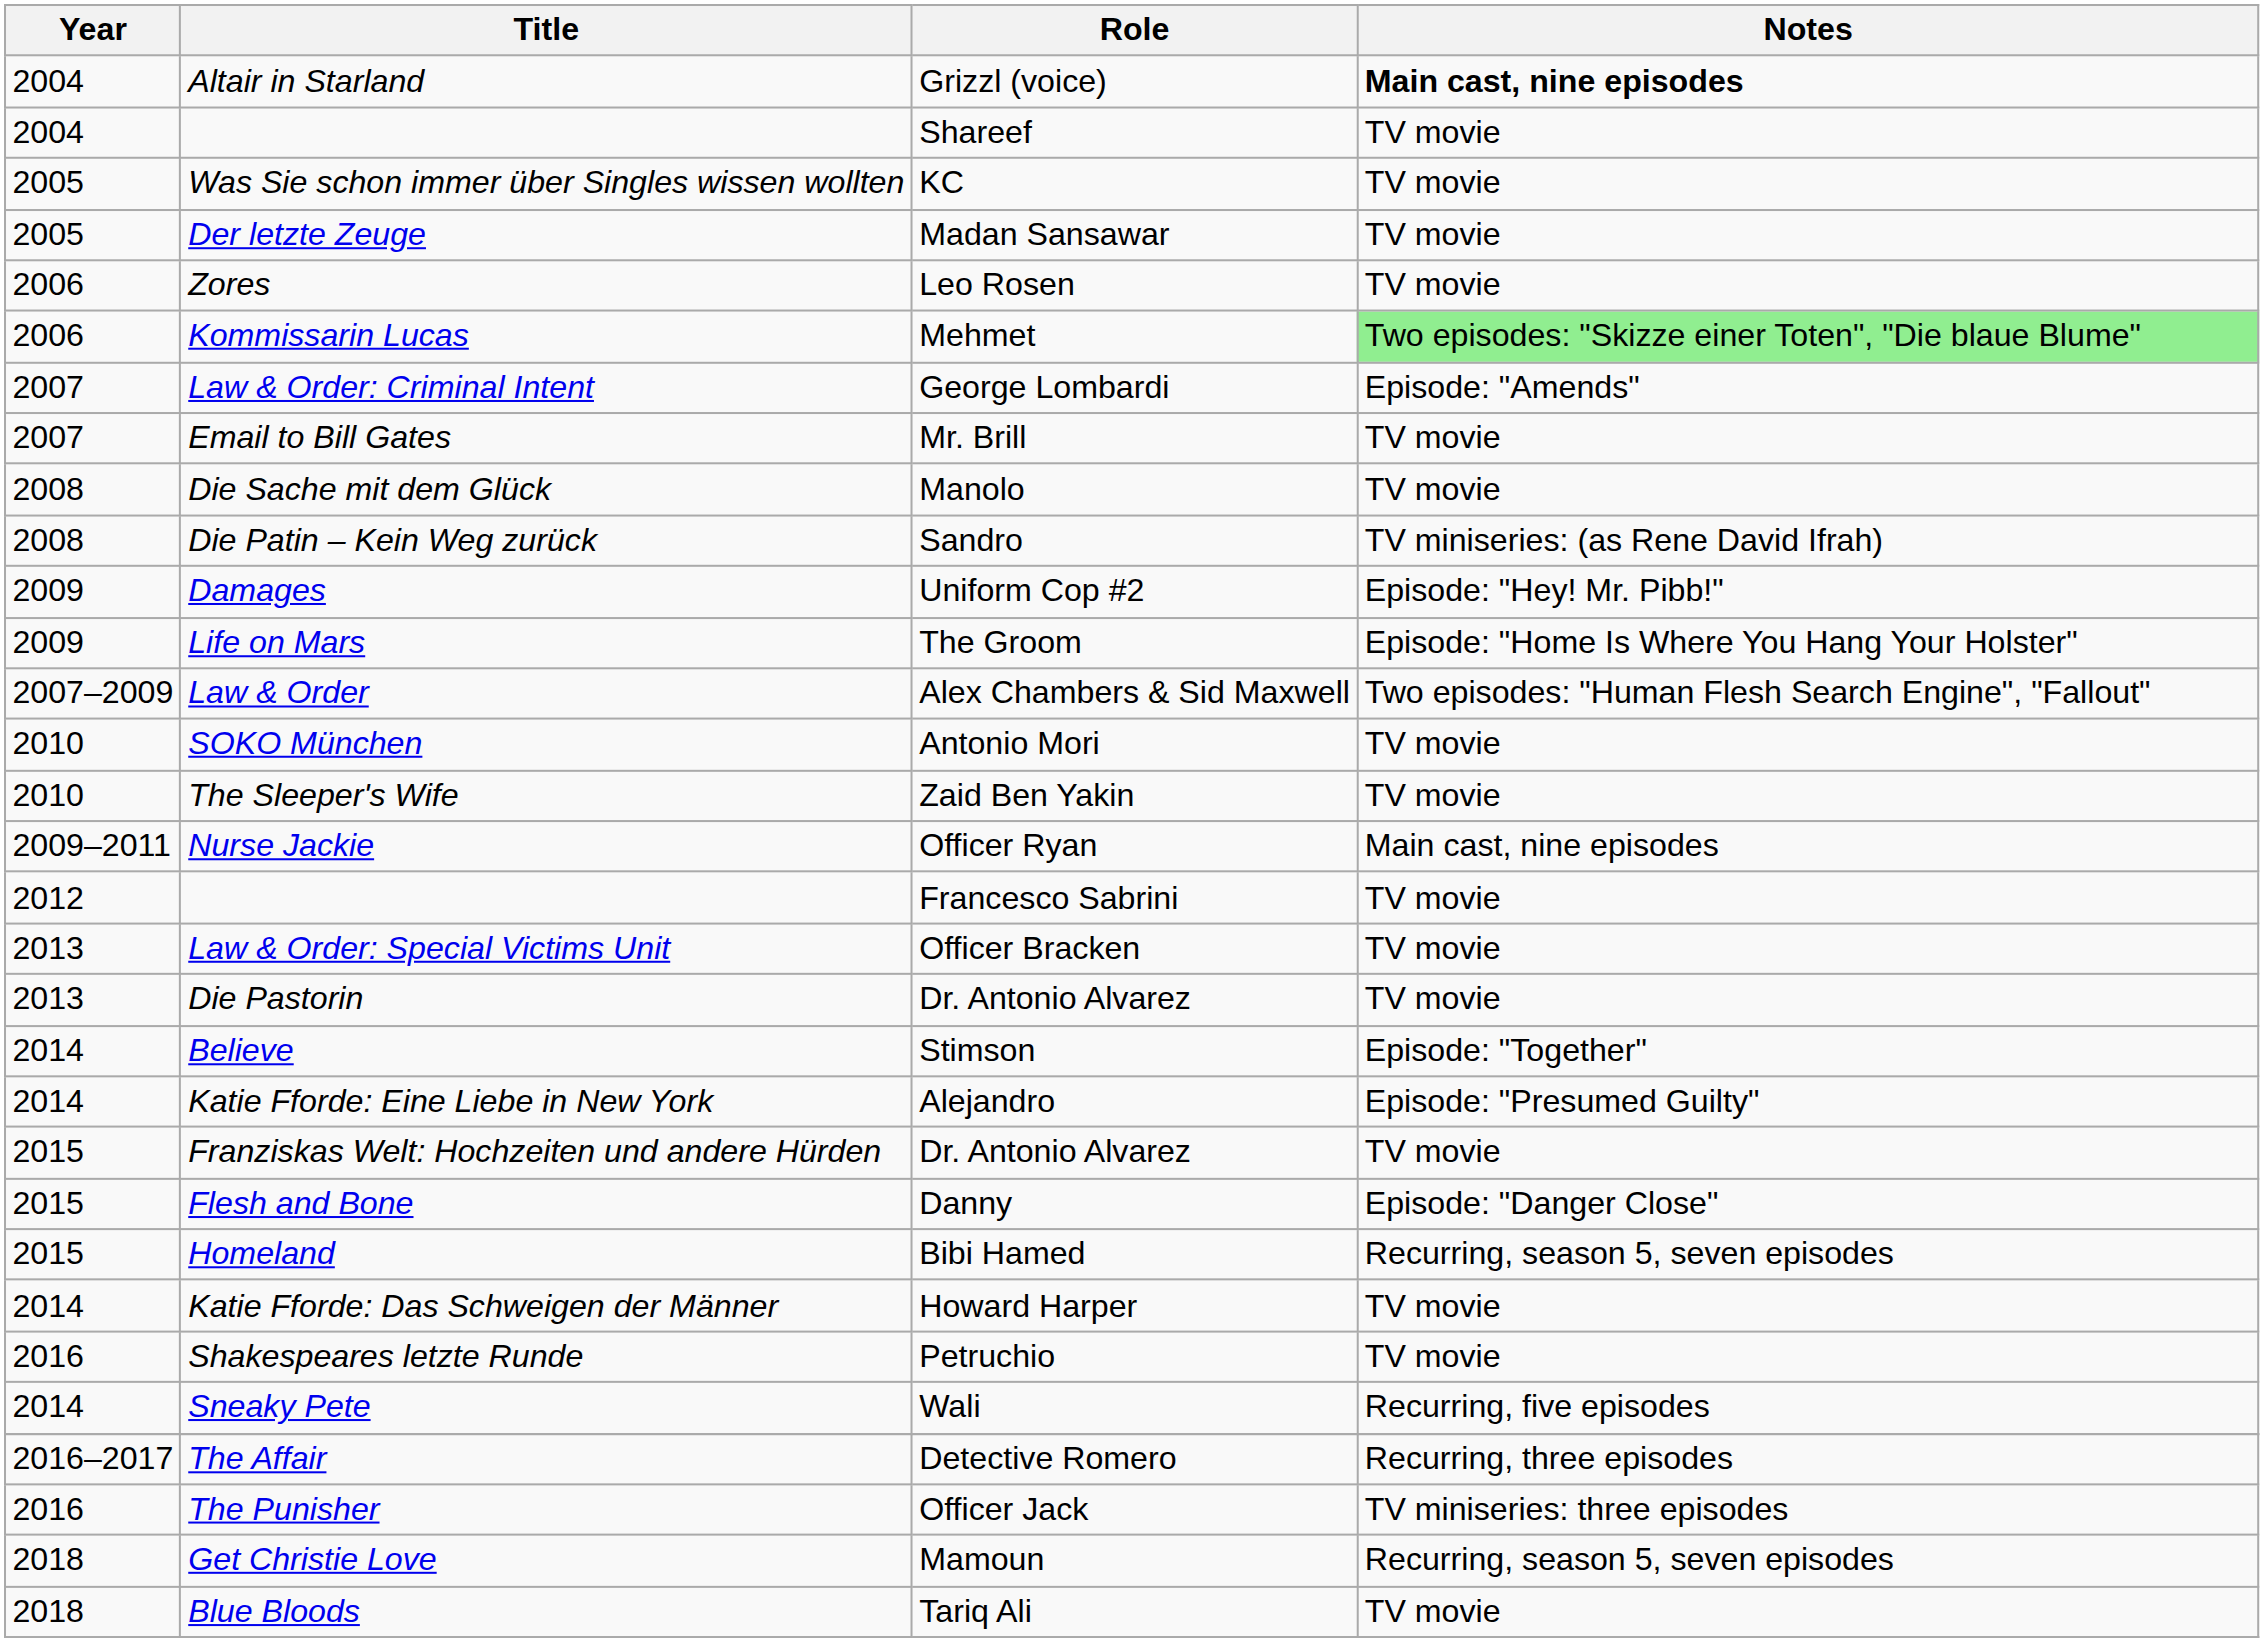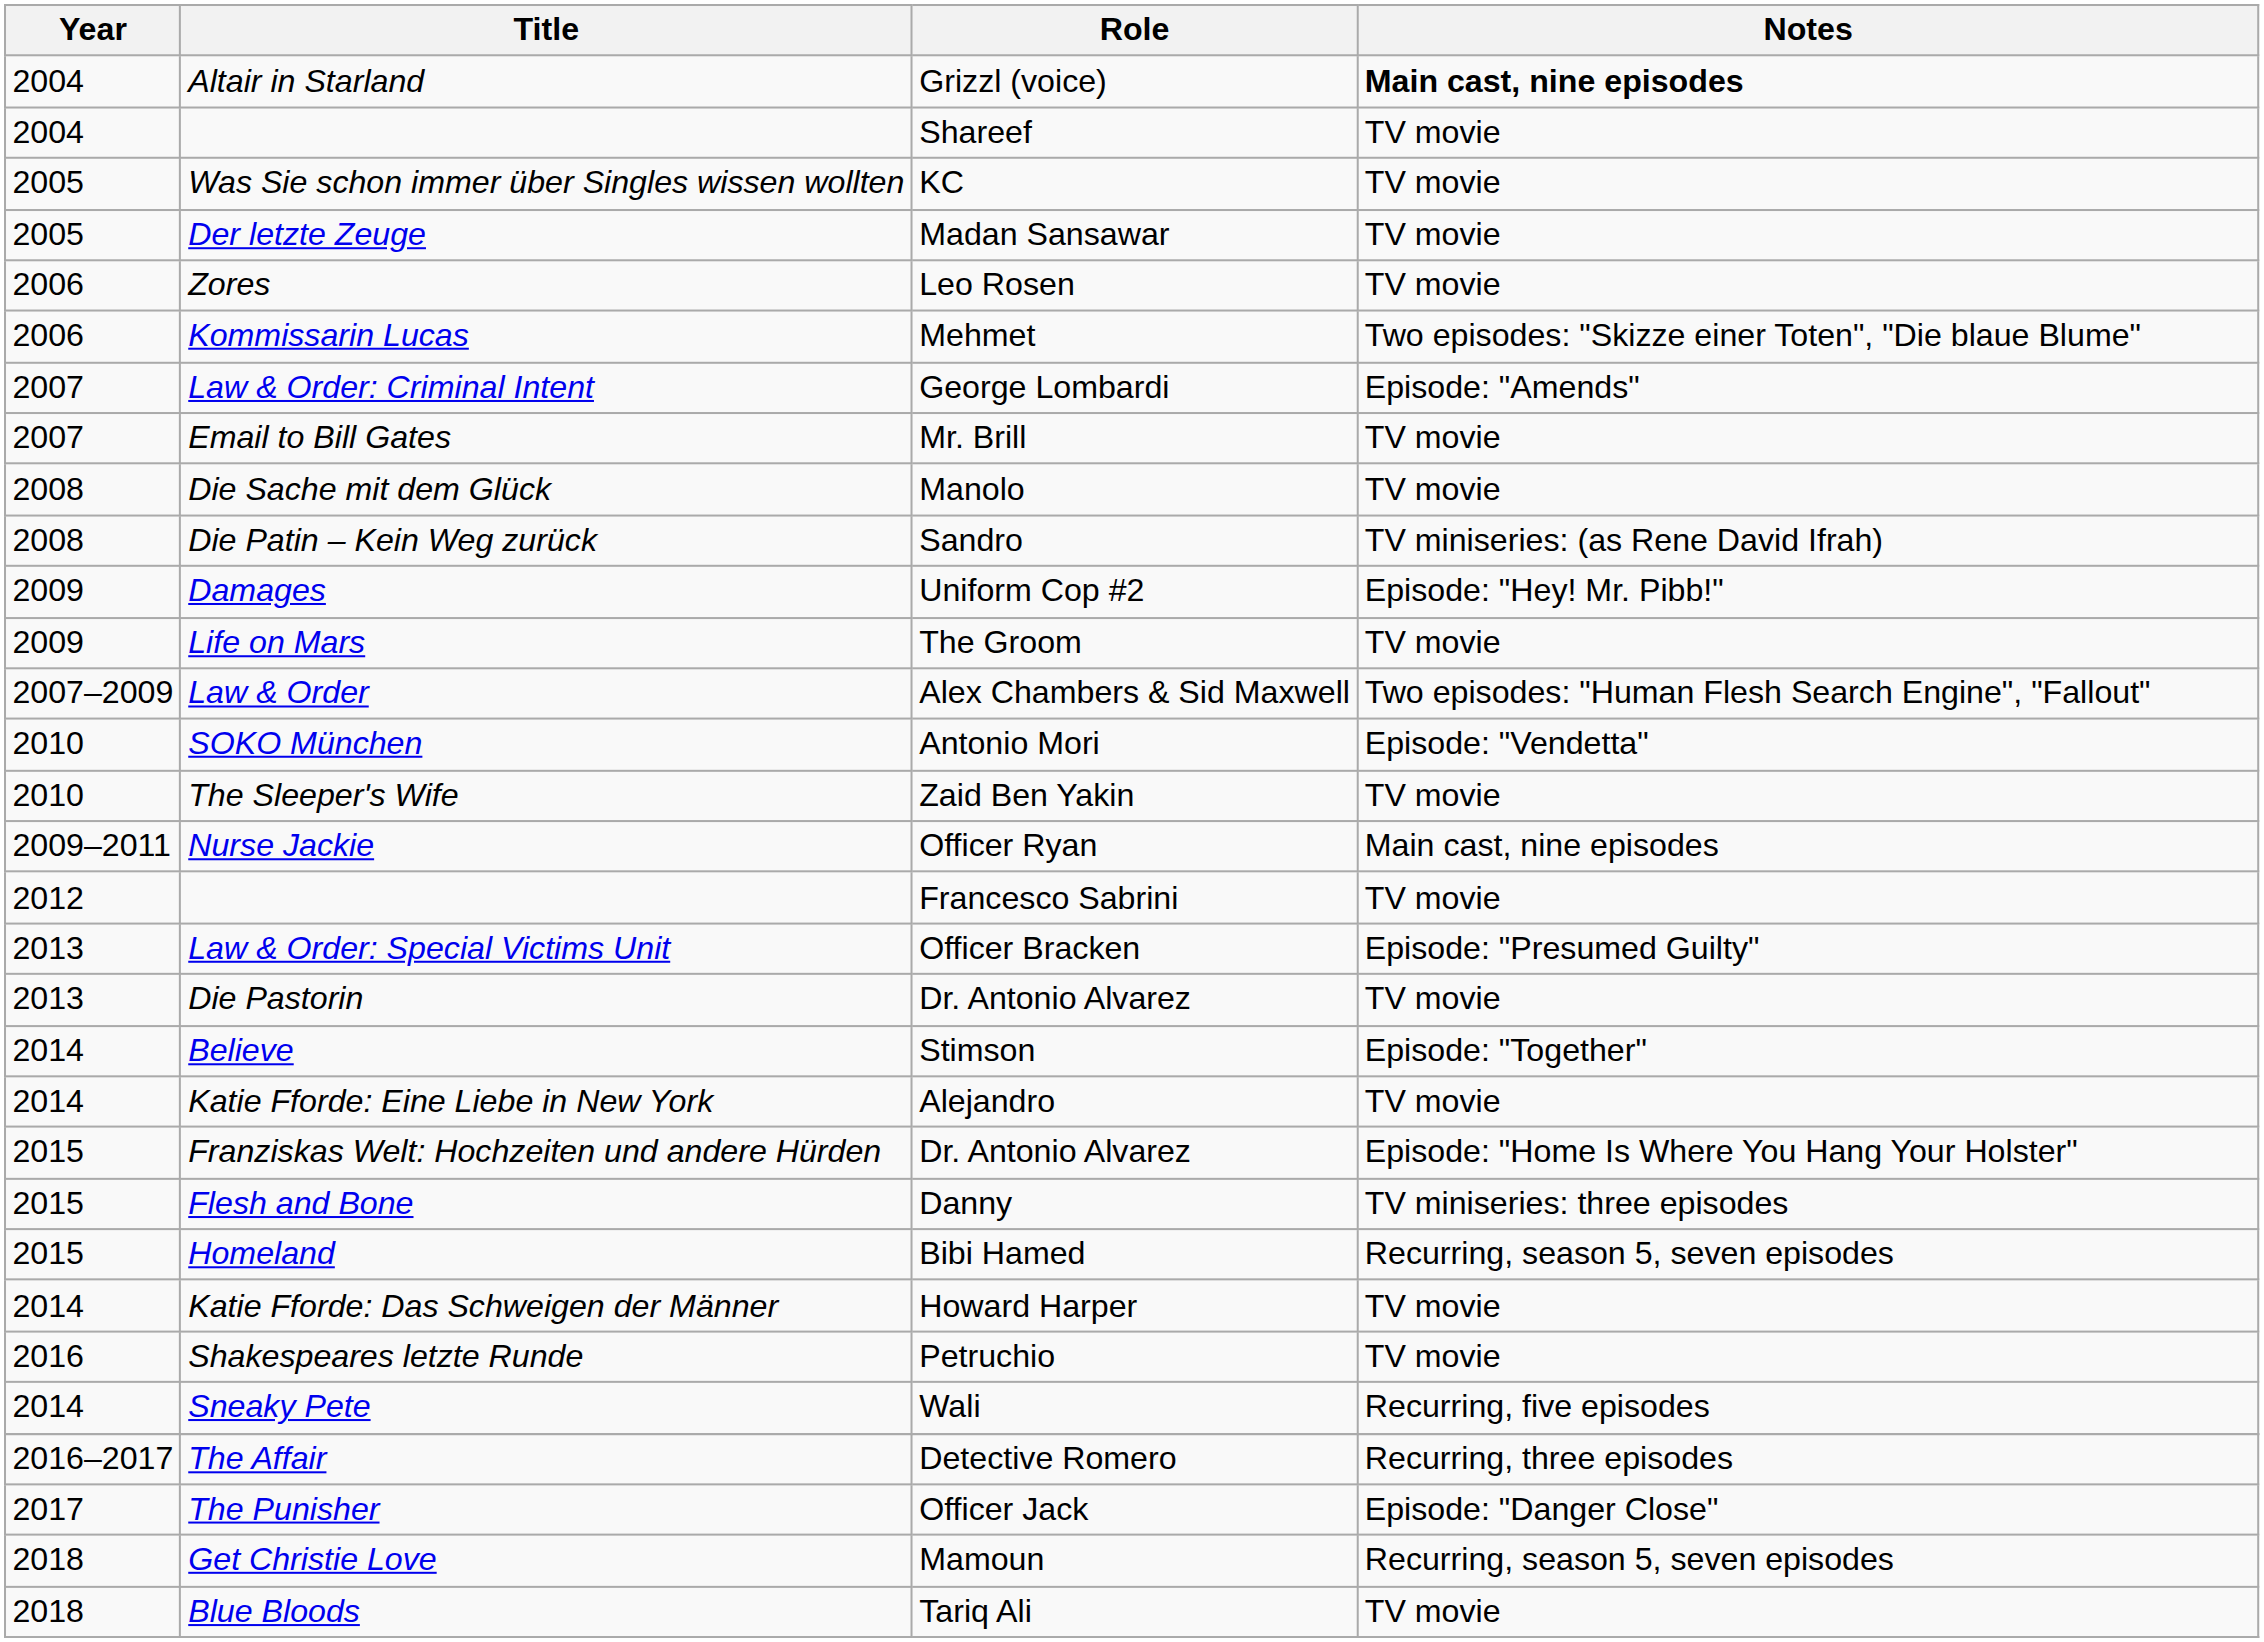(1753, 336) lightgreen background -> (1753, 336) no background
(1721, 642) Episode: "Home Is Where You Hang Your Holster" -> (1433, 642) TV movie
(1433, 744) TV movie -> (1507, 744) Episode: "Vendetta"
(1433, 948) TV movie -> (1562, 948) Episode: "Presumed Guilty"
(1562, 1101) Episode: "Presumed Guilty" -> (1433, 1101) TV movie
(1433, 1152) TV movie -> (1721, 1152) Episode: "Home Is Where You Hang Your Holster"
(1542, 1203) Episode: "Danger Close" -> (1577, 1203) TV miniseries: three episodes
(48, 1509) 2016 -> (48, 1509) 2017
(1577, 1509) TV miniseries: three episodes -> (1542, 1509) Episode: "Danger Close"
